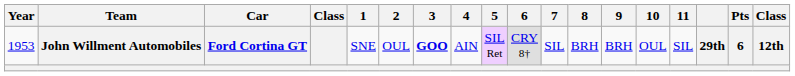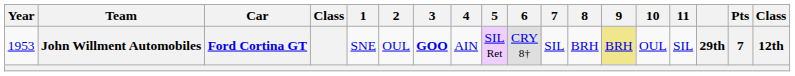(619, 45) no background -> (619, 45) khaki background
(740, 45) 6 -> (740, 45) 7
